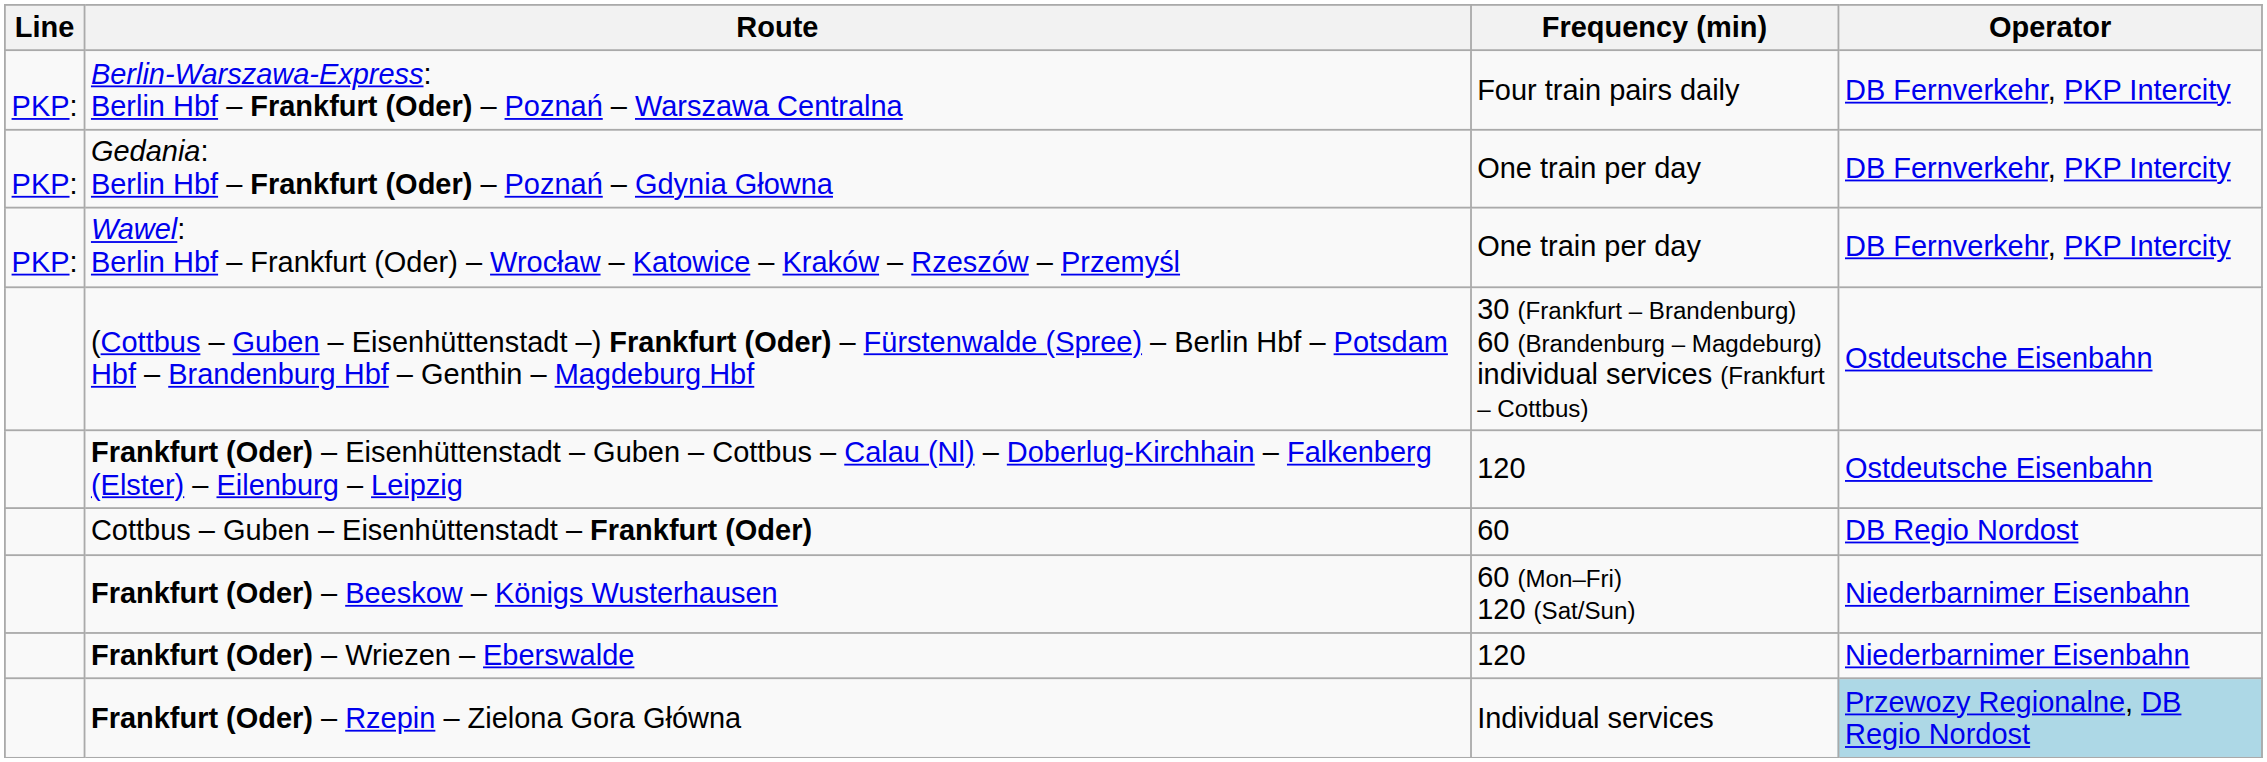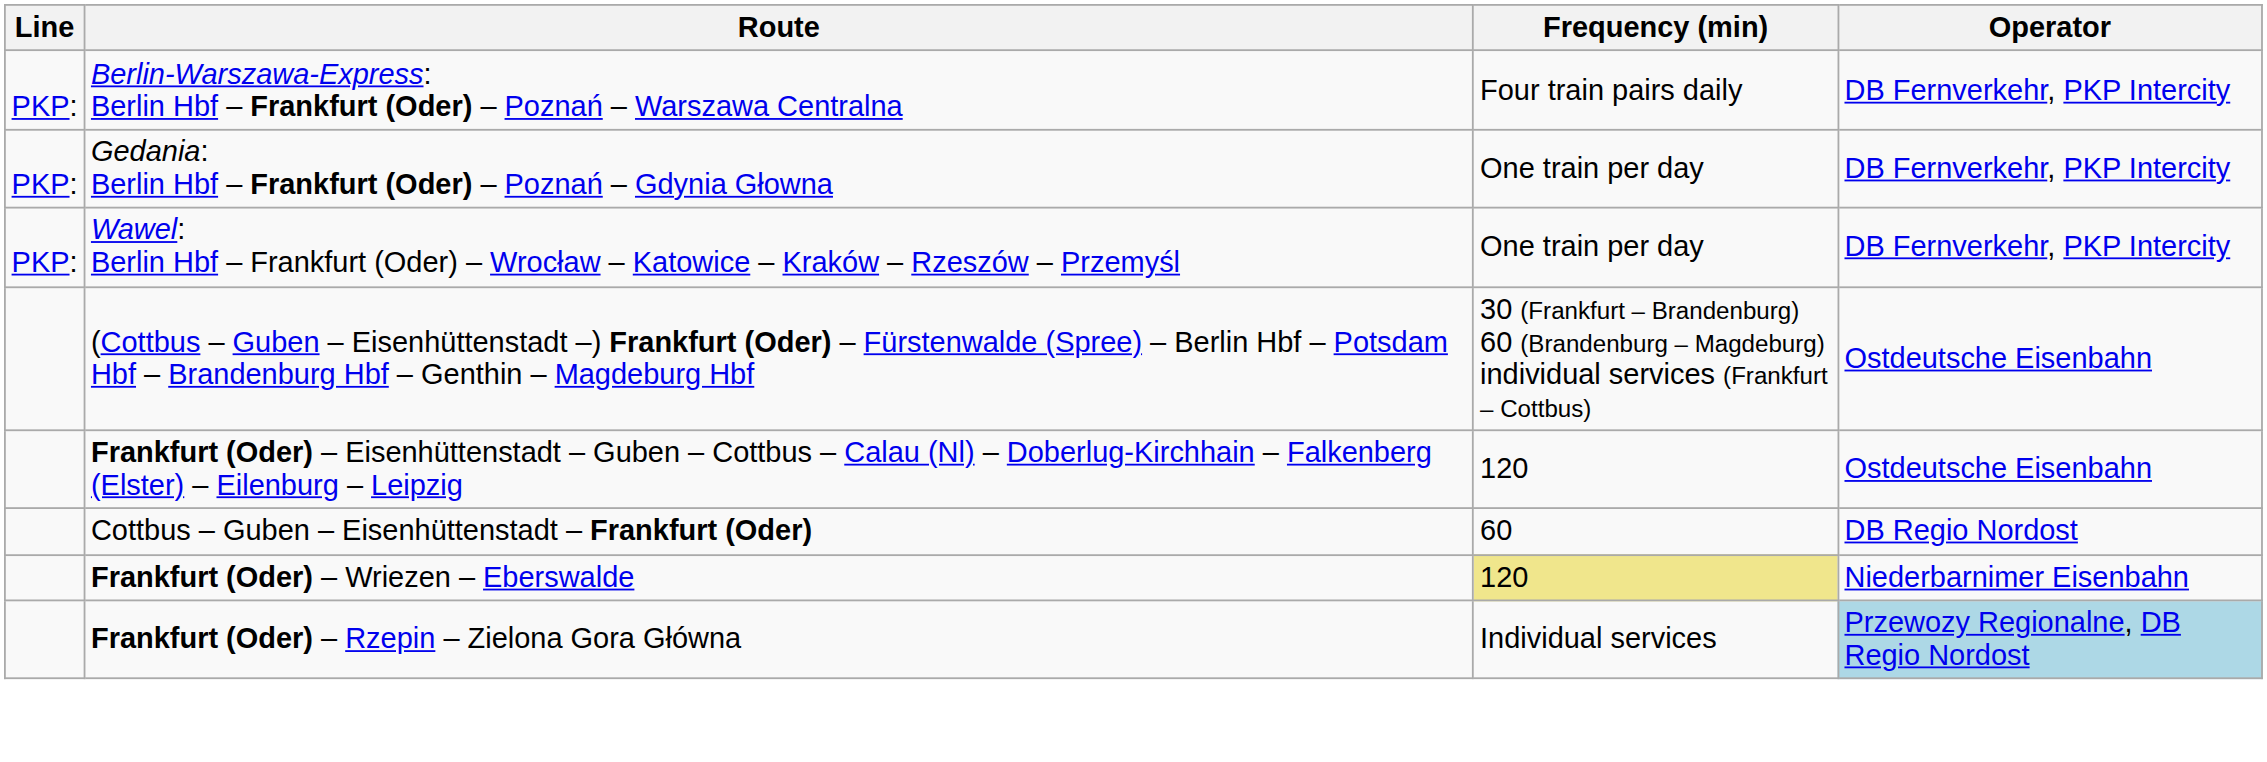- row: (434, 593)
(1501, 655) no background -> (1504, 577) khaki background
